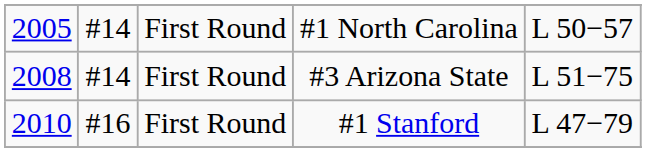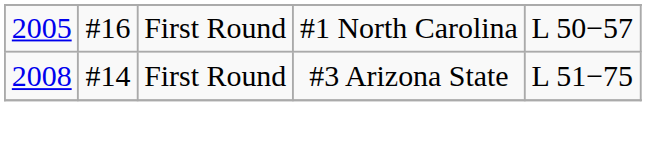(108, 28) #14 -> (108, 28) #16
- row: (409, 123)
